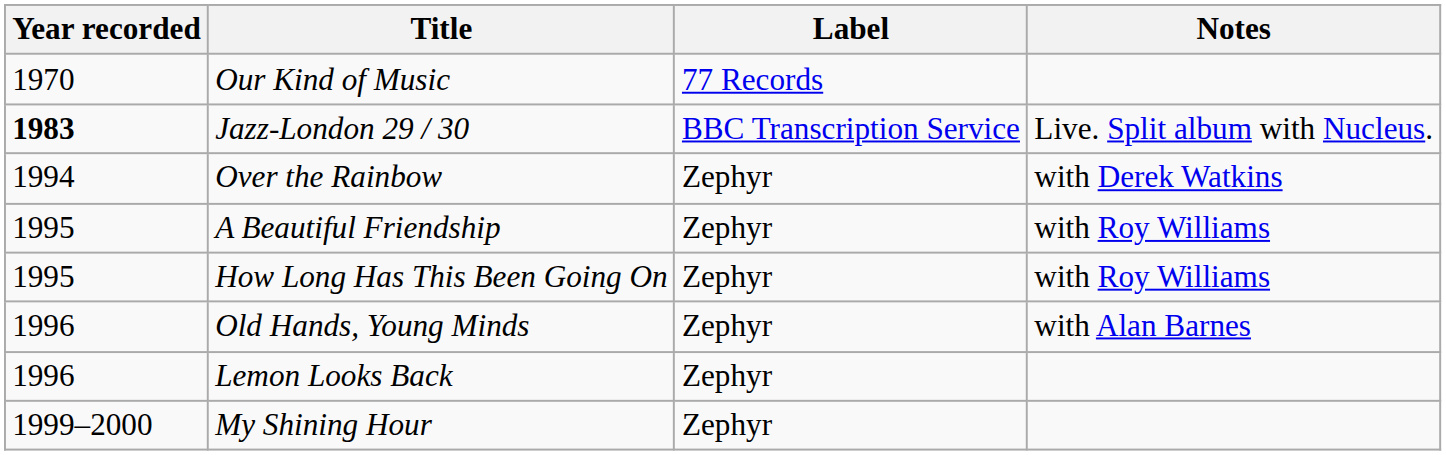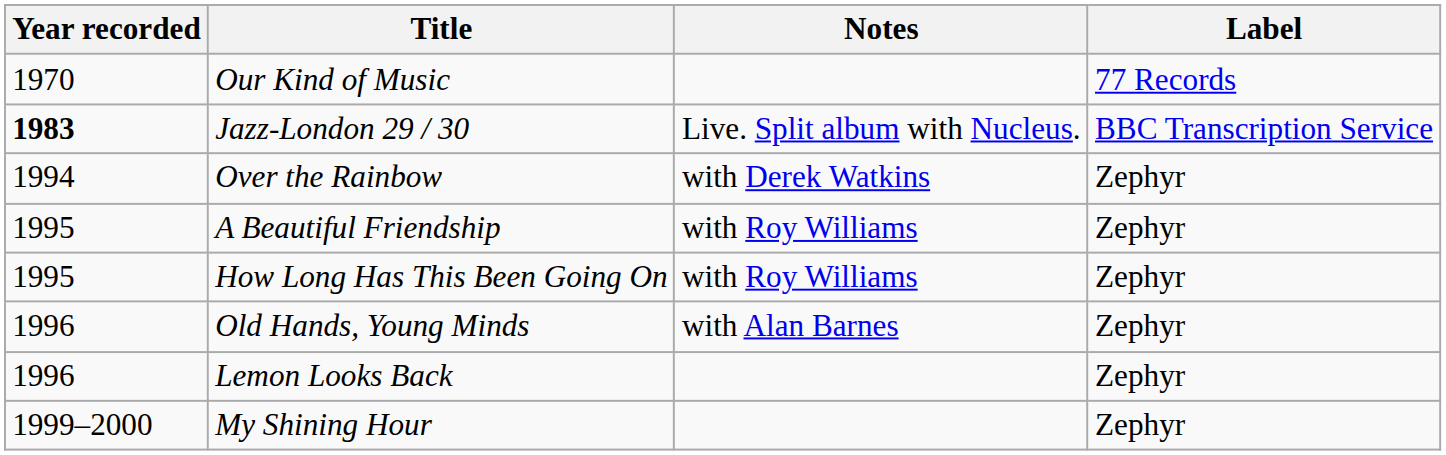columns swapped: (851, 29) <-> (1234, 29)
